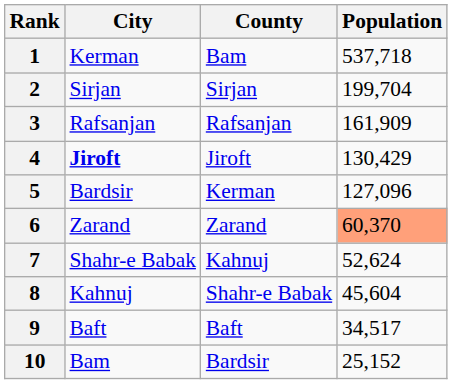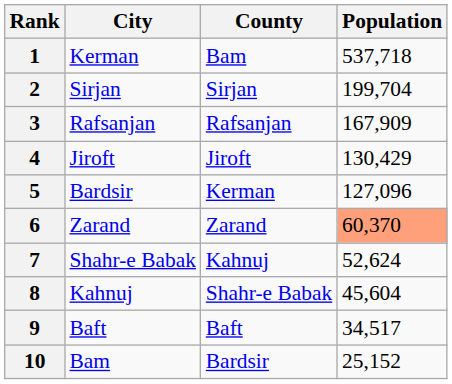(377, 123) 161,909 -> (377, 123) 167,909
(95, 157) bold -> (92, 157) normal
